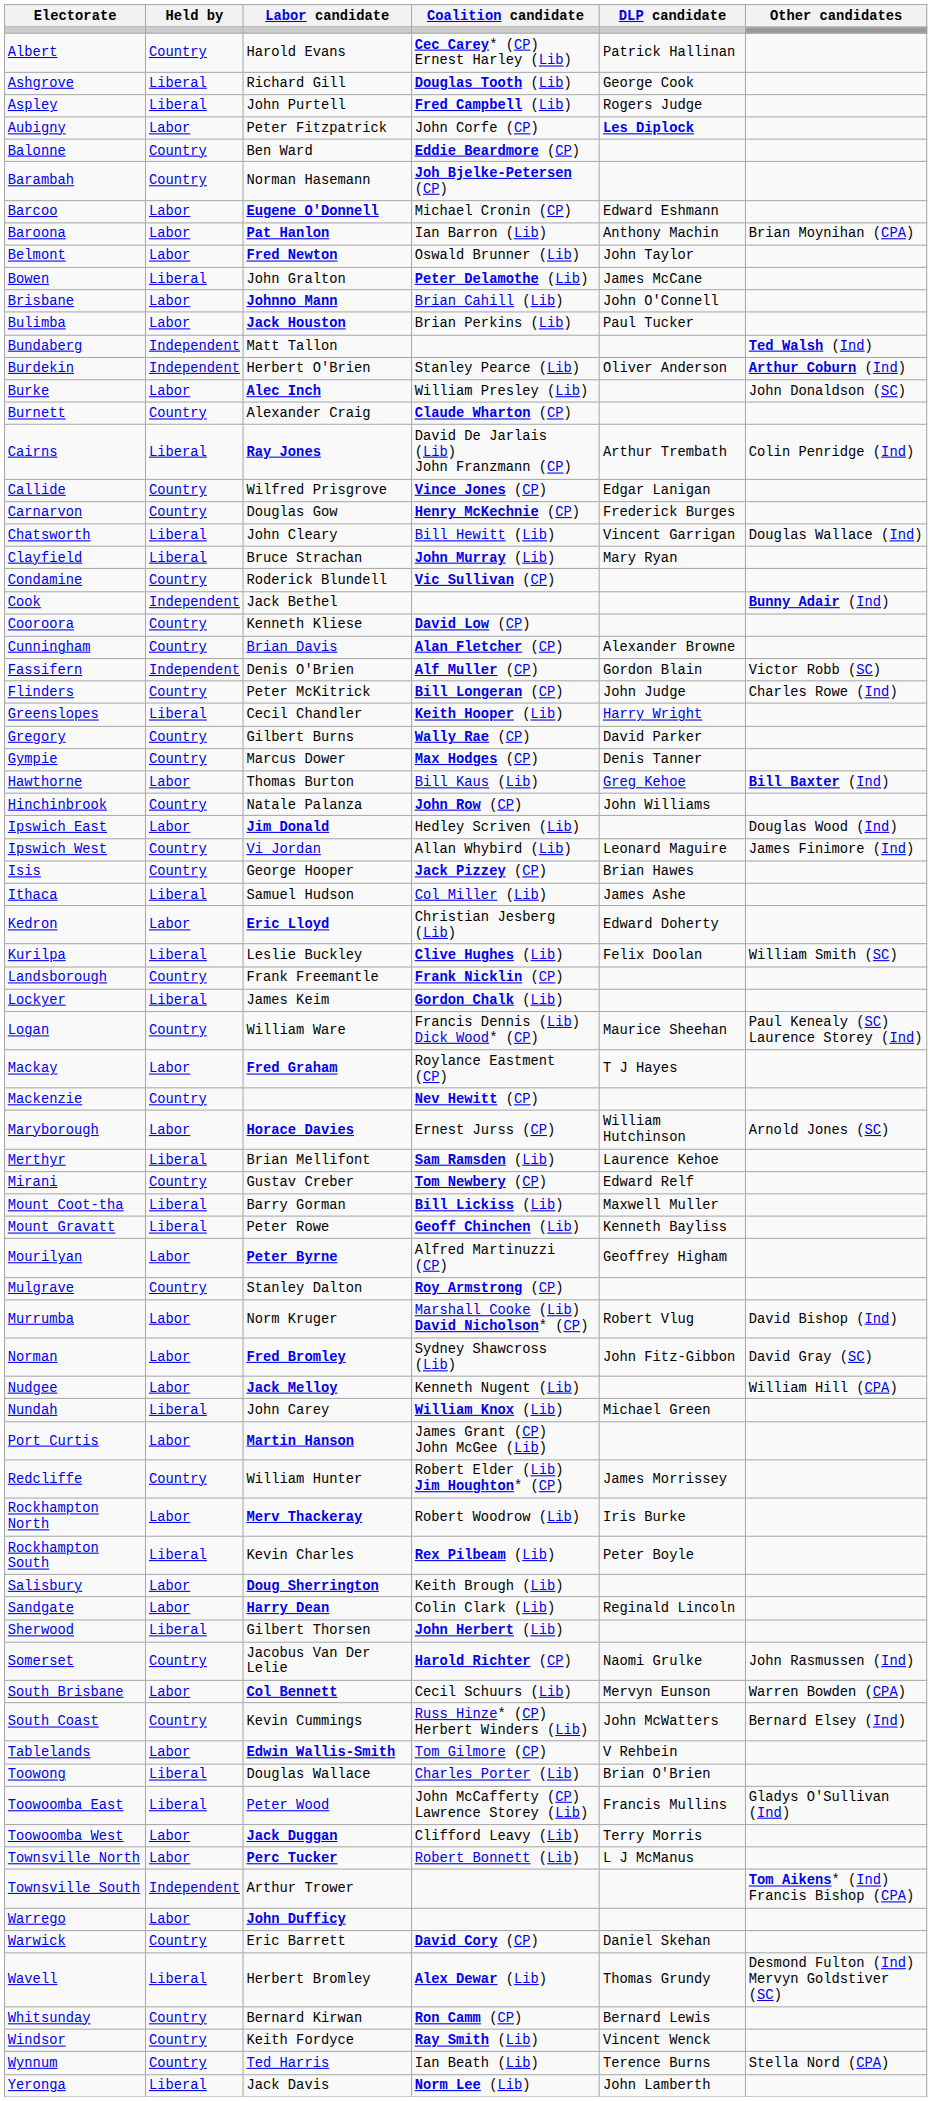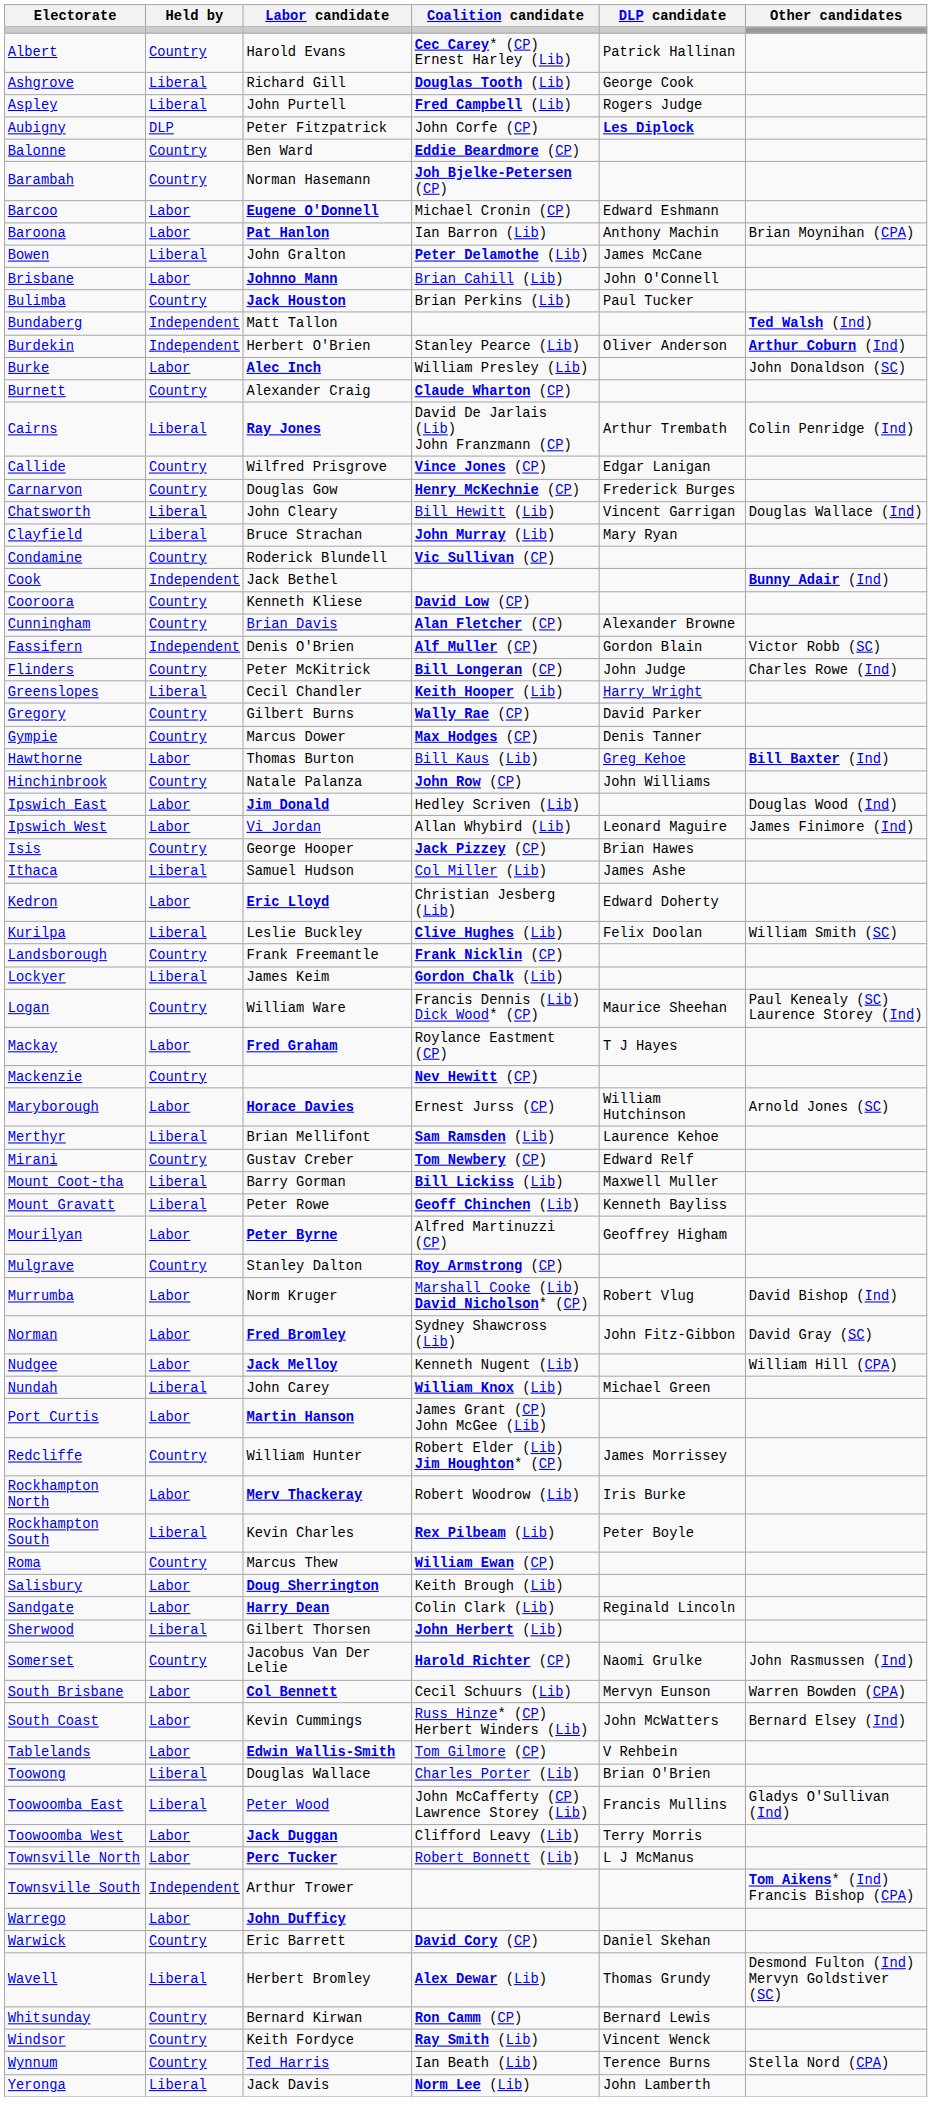(170, 128) Labor -> (161, 128) DLP
- row: (37, 256)
(170, 324) Labor -> (178, 301) Country
(178, 850) Country -> (170, 827) Labor
+ row: (24, 1563)
(178, 1722) Country -> (170, 1722) Labor
